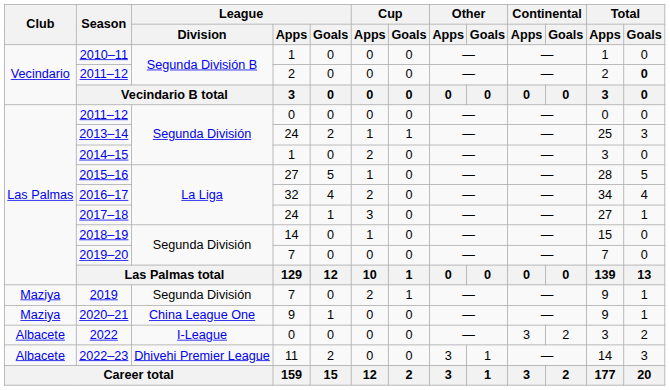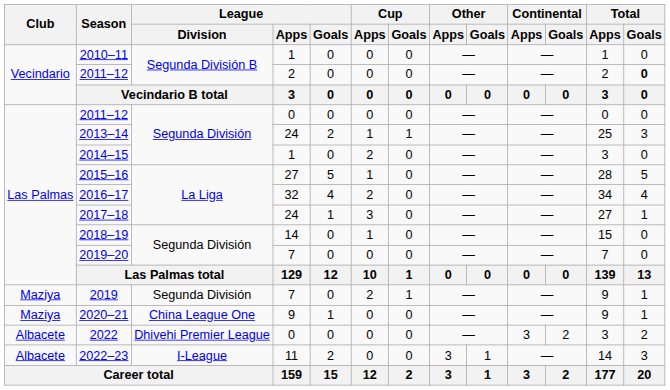(202, 335) I-League -> (202, 335) Dhivehi Premier League
(202, 355) Dhivehi Premier League -> (202, 355) I-League
